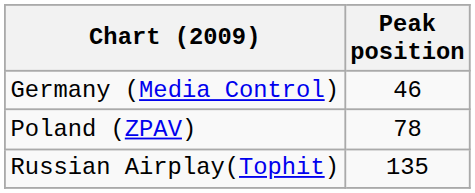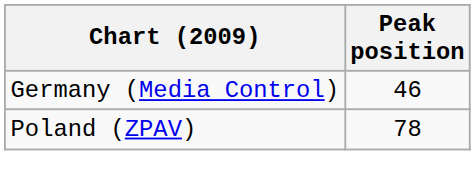- row: (175, 168)
